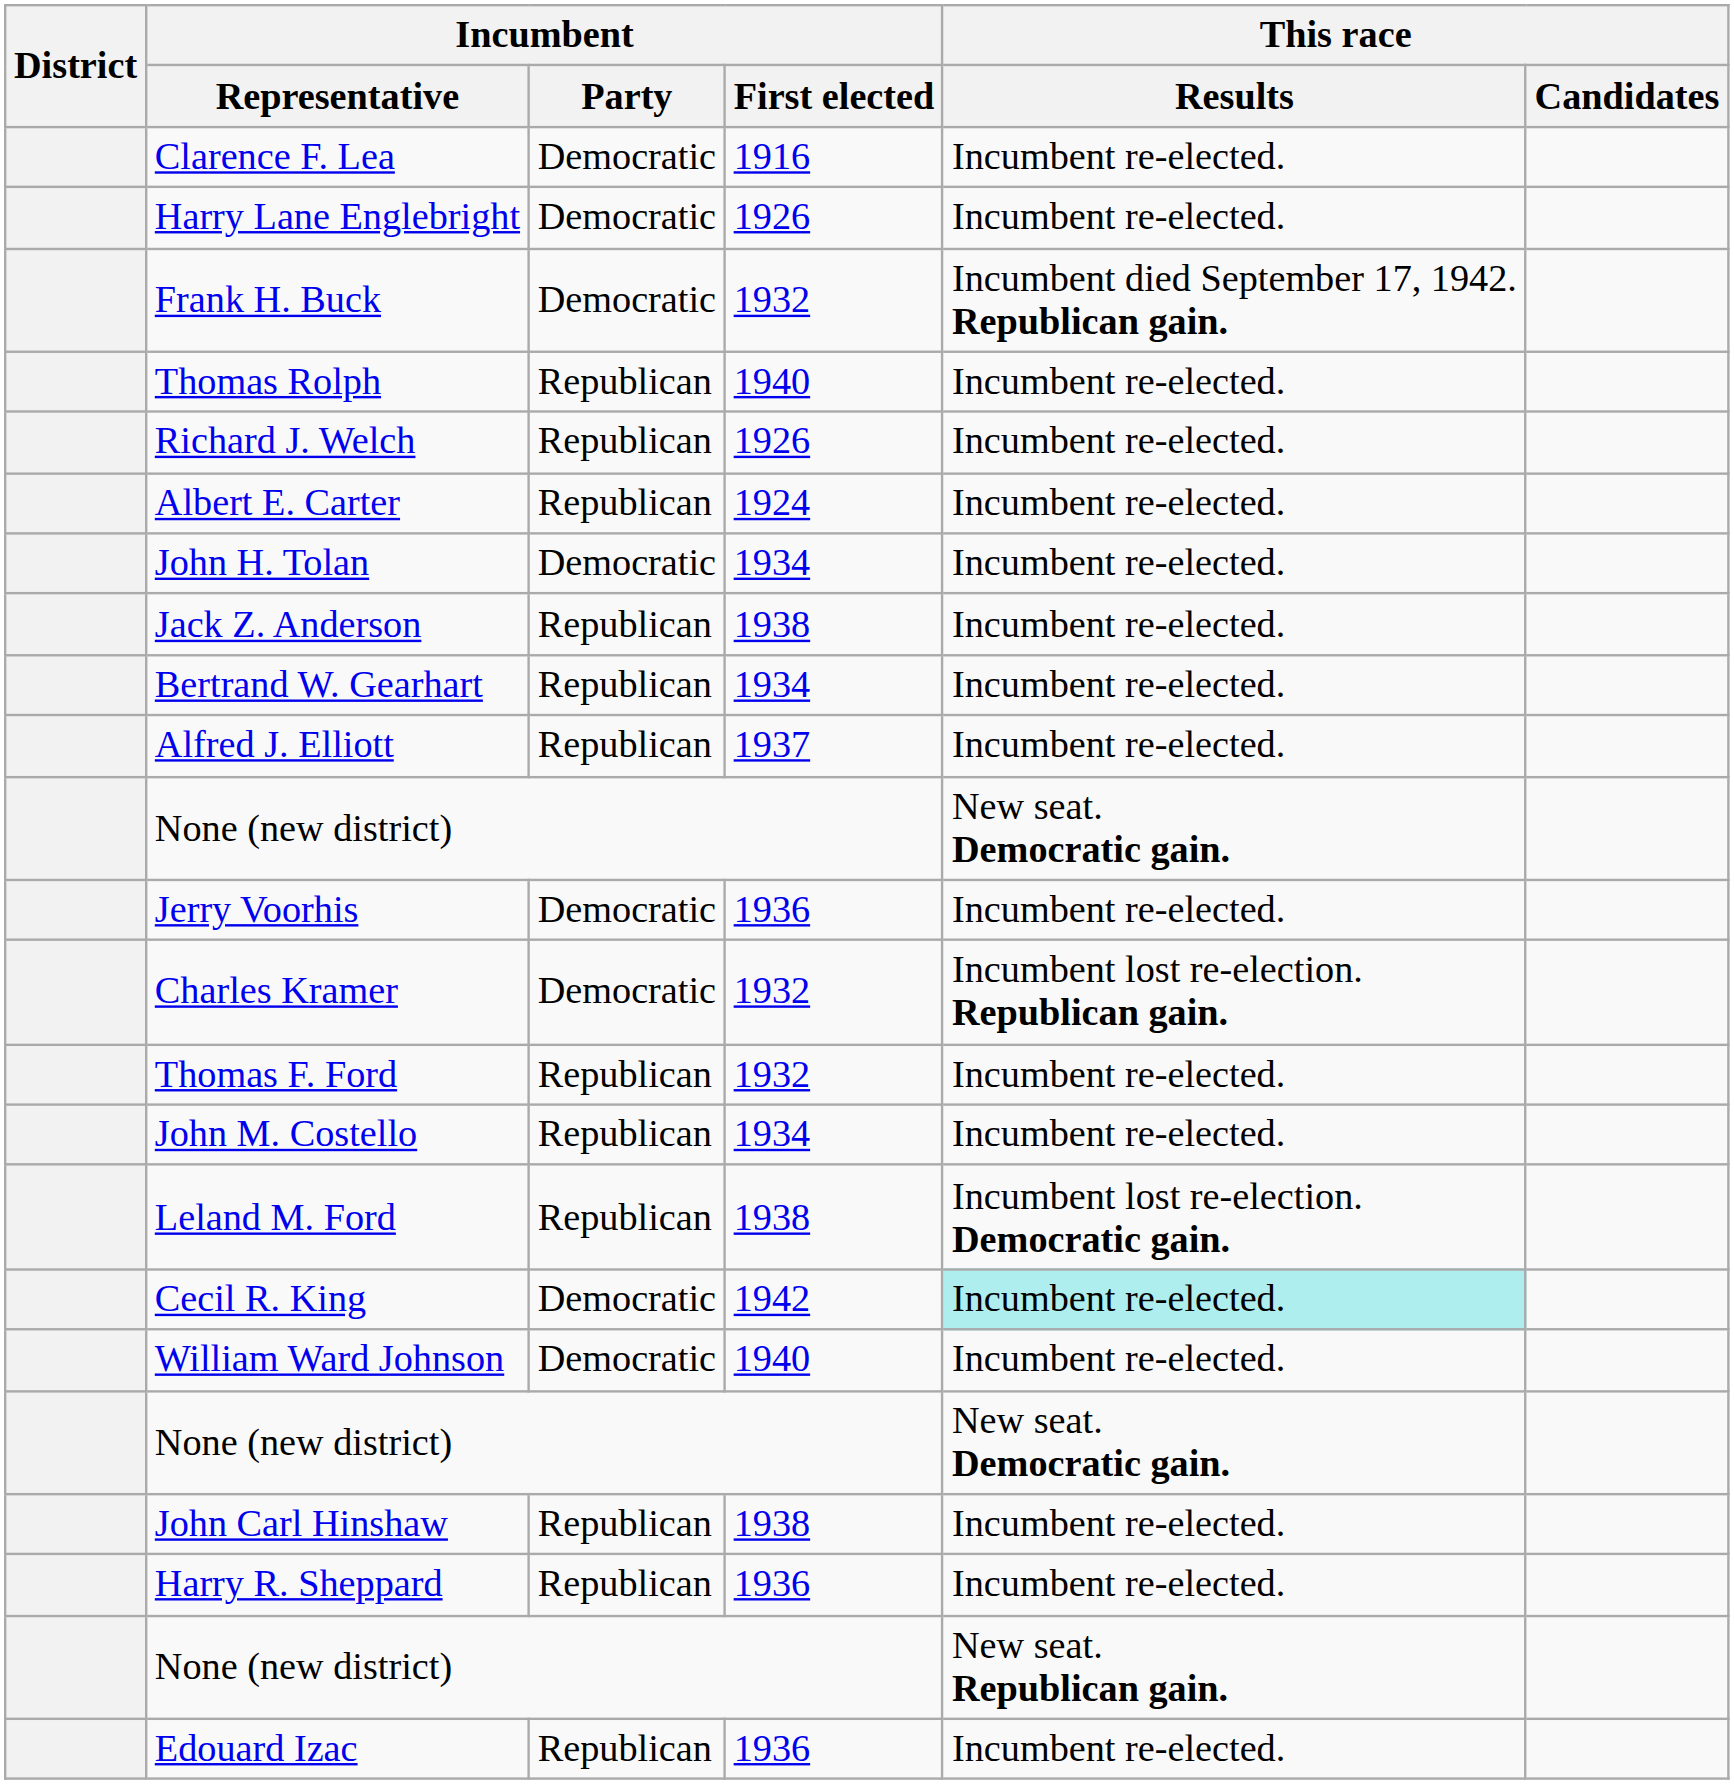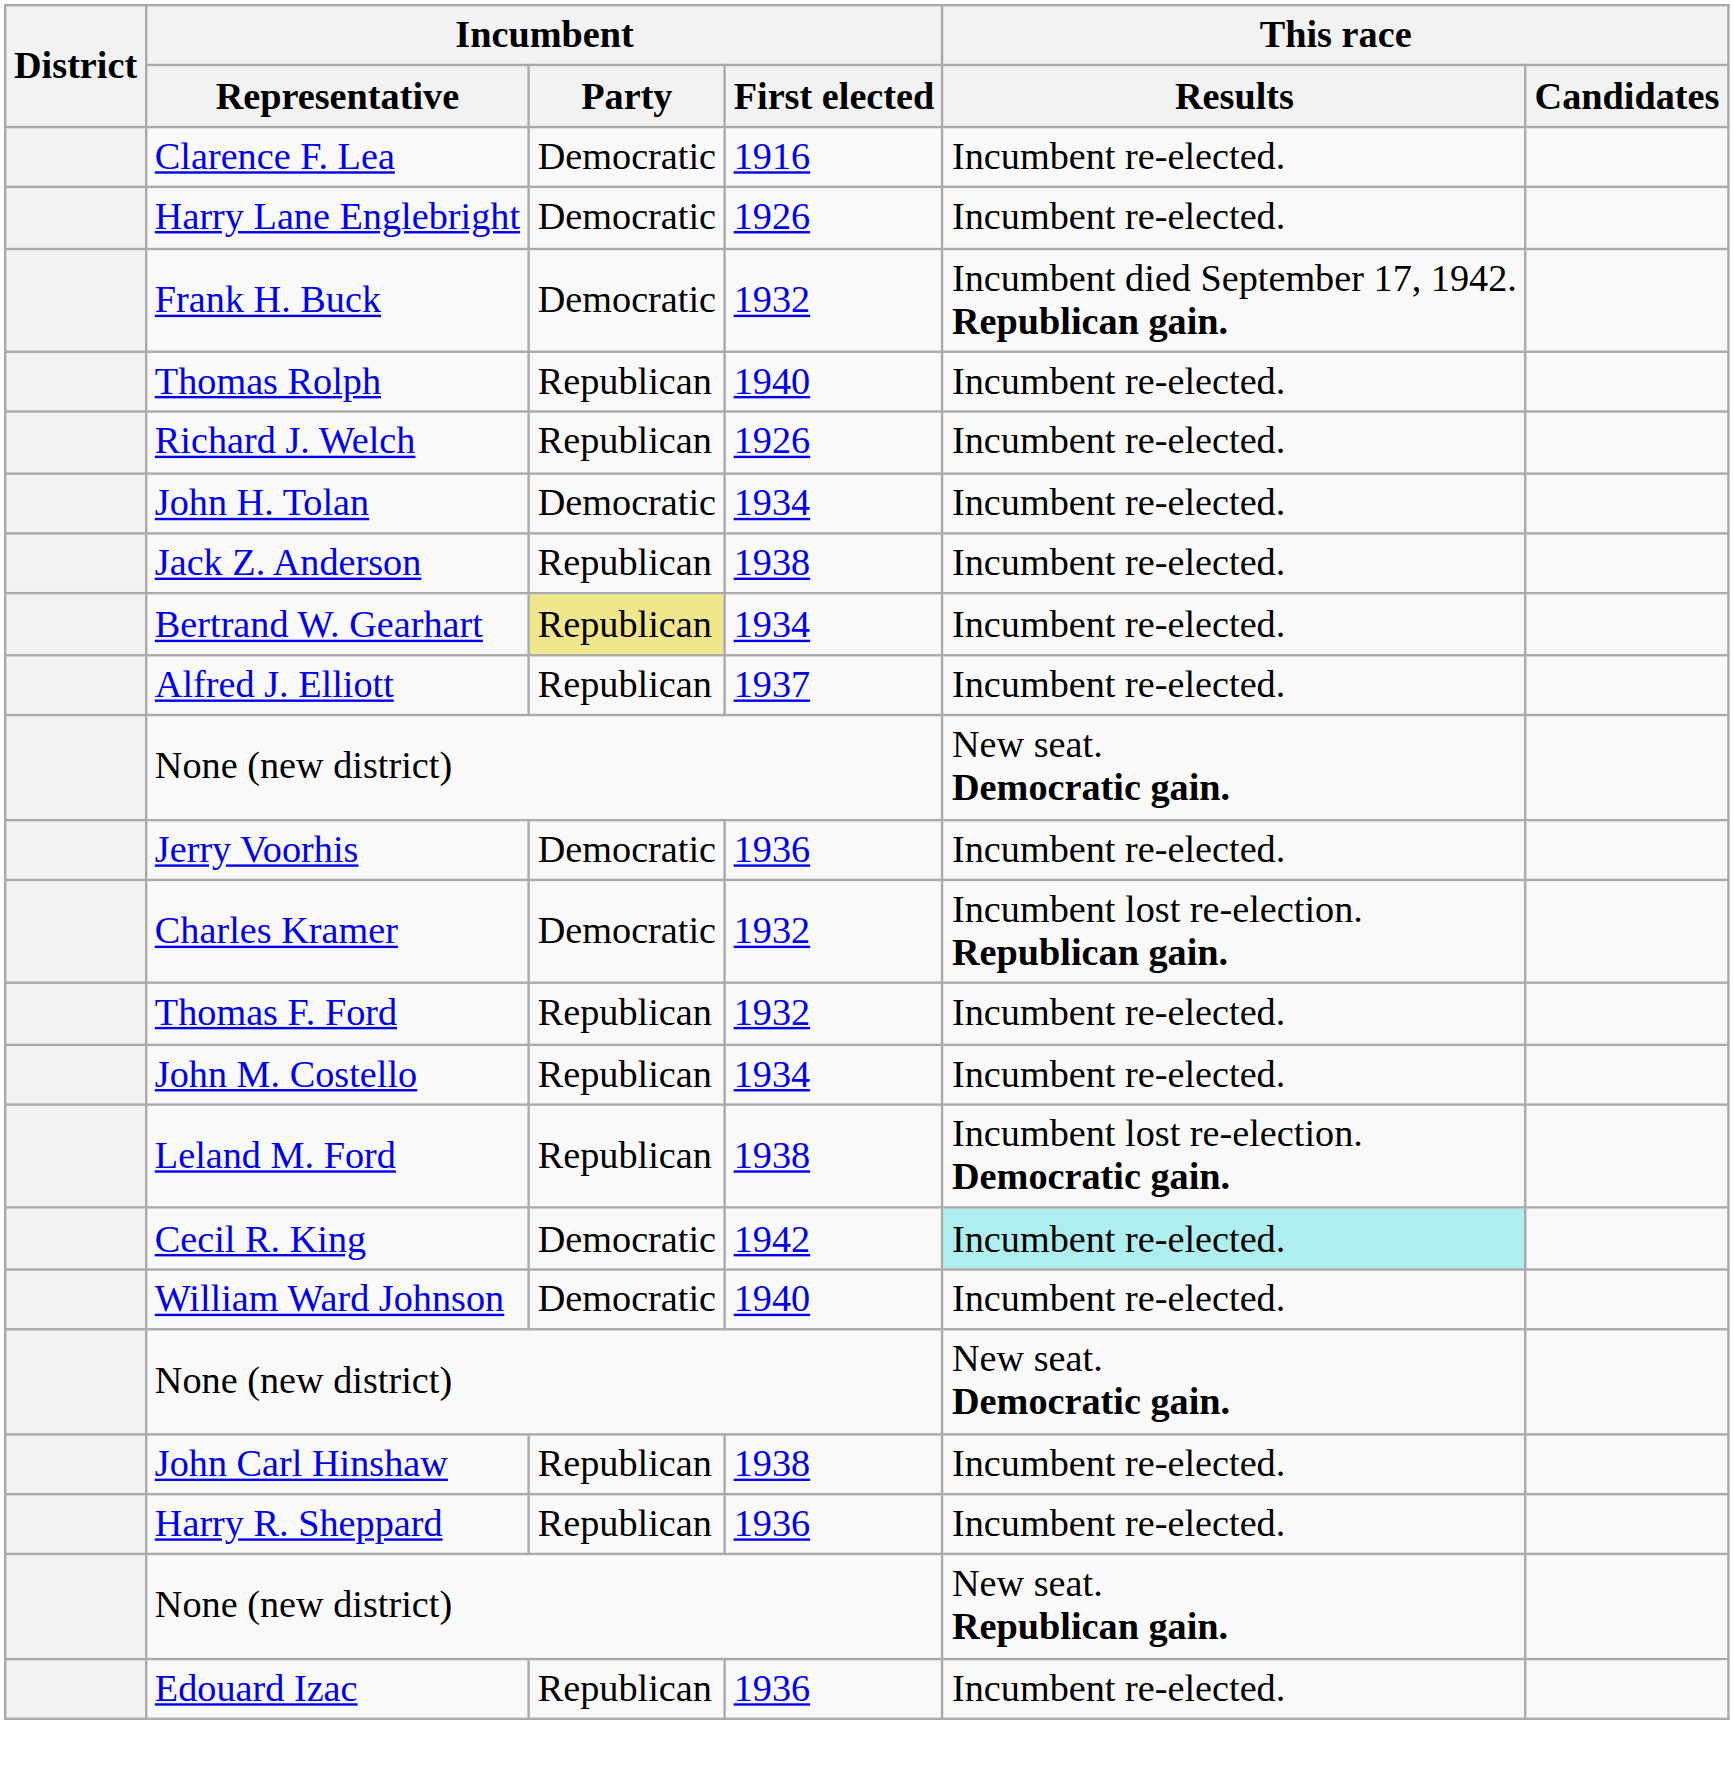- row: (277, 502)
(625, 684) no background -> (625, 623) khaki background
